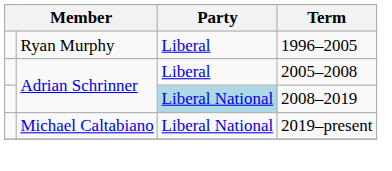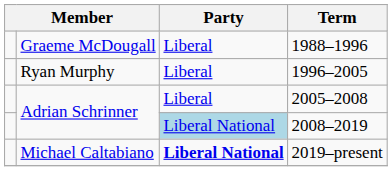+ row: (330, 44)
(217, 125) normal -> (224, 152) bold
